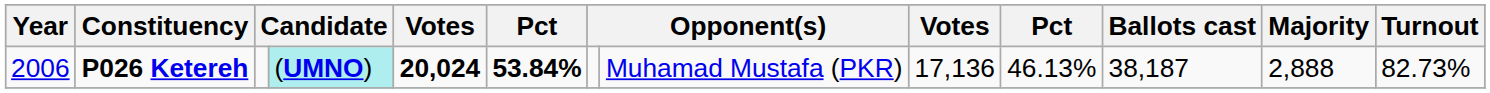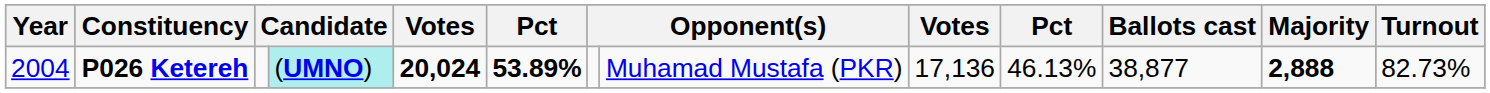(40, 67) 2006 -> (40, 67) 2004
(537, 67) 53.84% -> (537, 67) 53.89%
(1149, 67) 38,187 -> (1149, 67) 38,877
(1301, 67) normal -> (1301, 67) bold
